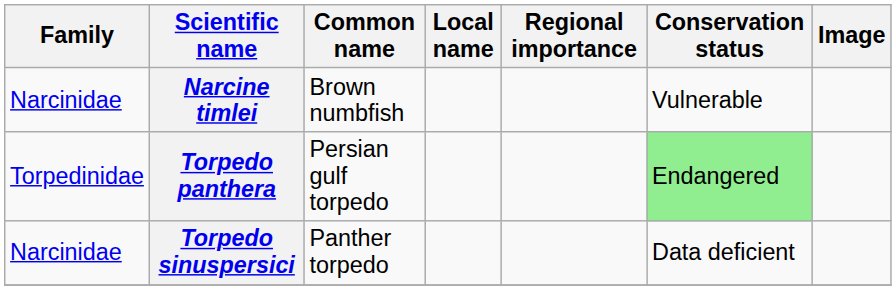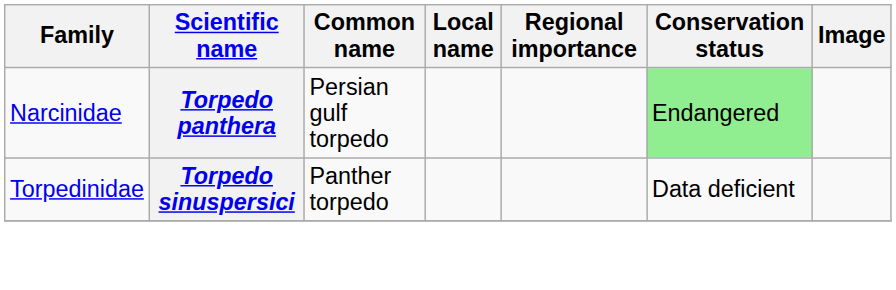- row: (227, 99)
(77, 175) Torpedinidae -> (66, 112) Narcinidae
(66, 252) Narcinidae -> (77, 189) Torpedinidae
